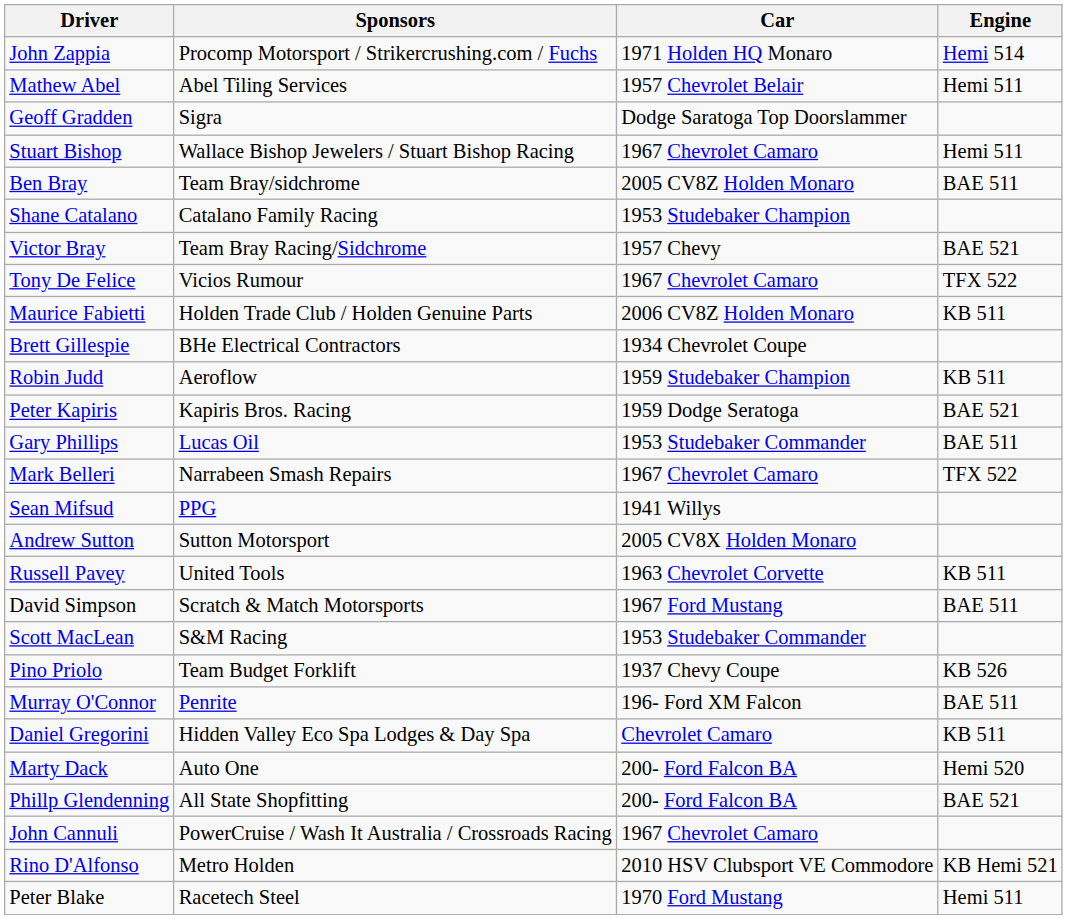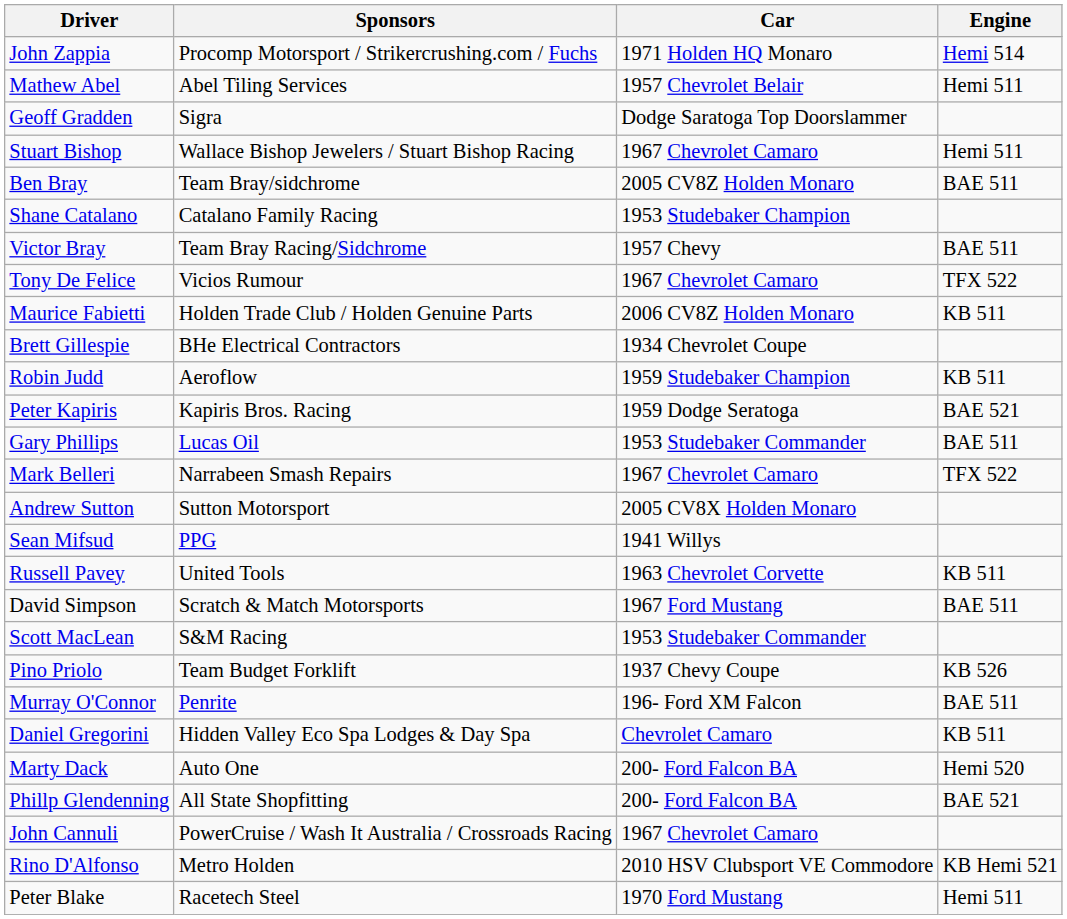(981, 248) BAE 521 -> (981, 248) BAE 511
rows swapped: (61, 507) <-> (72, 540)
